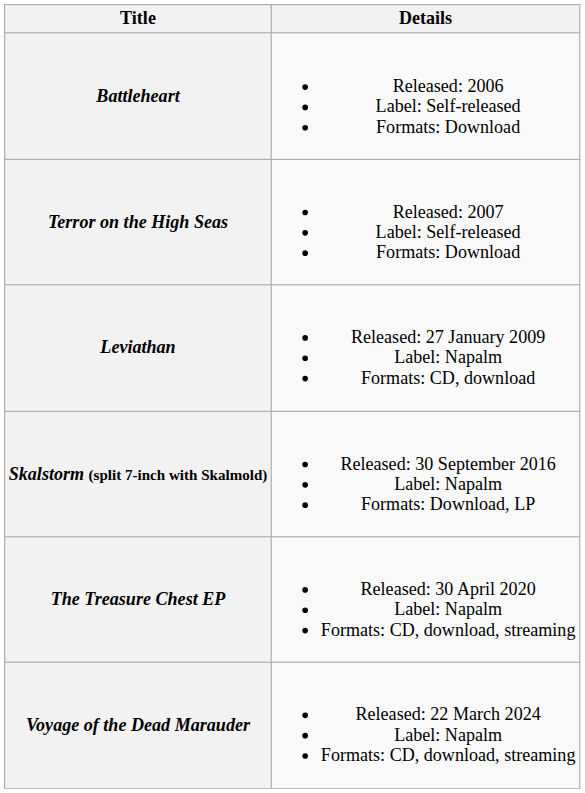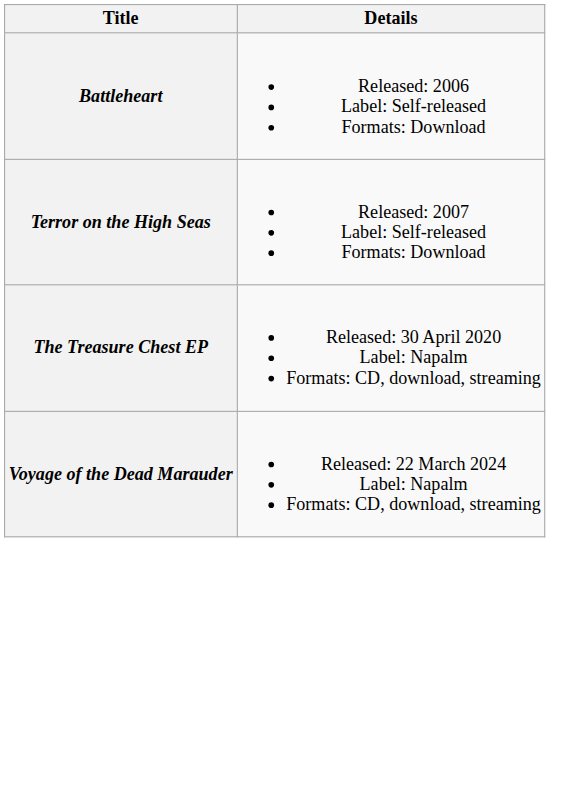- row: (138, 347)
- row: (138, 473)
